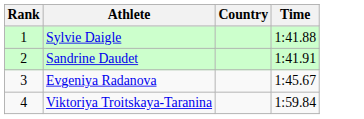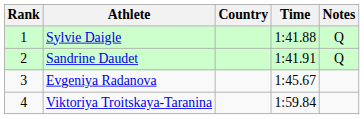+ column: (339, 15)
